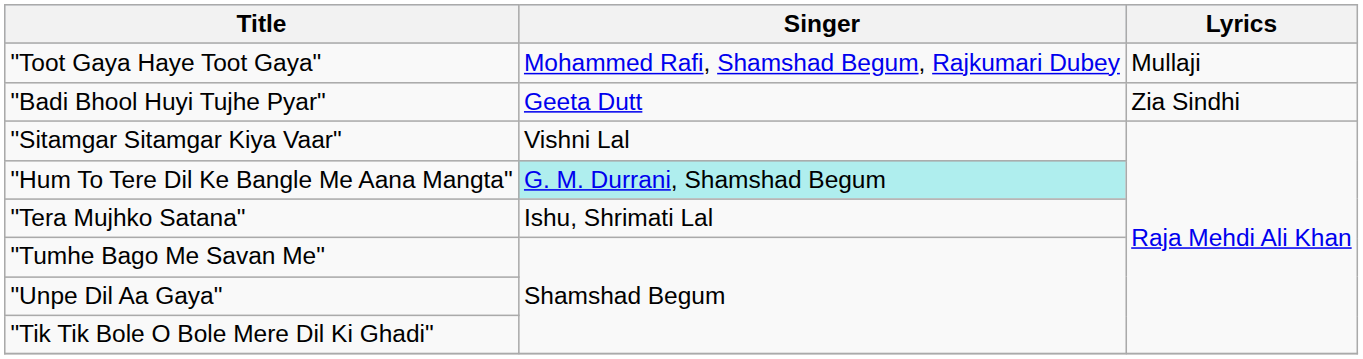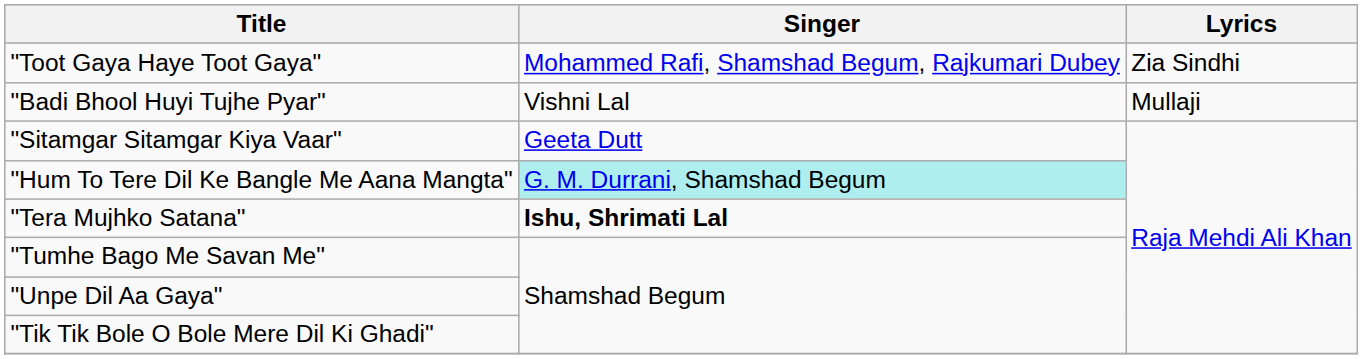(1166, 62) Mullaji -> (1186, 62) Zia Sindhi
(583, 101) Geeta Dutt -> (577, 101) Vishni Lal
(1186, 101) Zia Sindhi -> (1166, 101) Mullaji
(577, 140) Vishni Lal -> (583, 140) Geeta Dutt
(619, 218) normal -> (626, 218) bold
